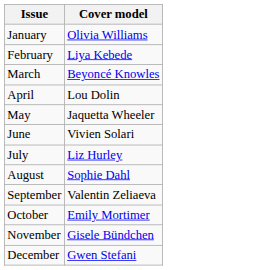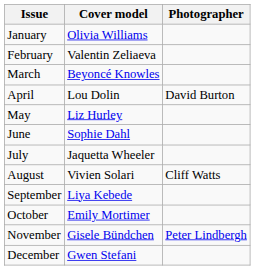+ column: (206, 14)
(100, 54) Liya Kebede -> (112, 54) Valentin Zeliaeva
(111, 114) Jaquetta Wheeler -> (95, 114) Liz Hurley
(101, 134) Vivien Solari -> (99, 134) Sophie Dahl
(95, 154) Liz Hurley -> (111, 154) Jaquetta Wheeler
(99, 174) Sophie Dahl -> (101, 174) Vivien Solari
(112, 194) Valentin Zeliaeva -> (100, 194) Liya Kebede
